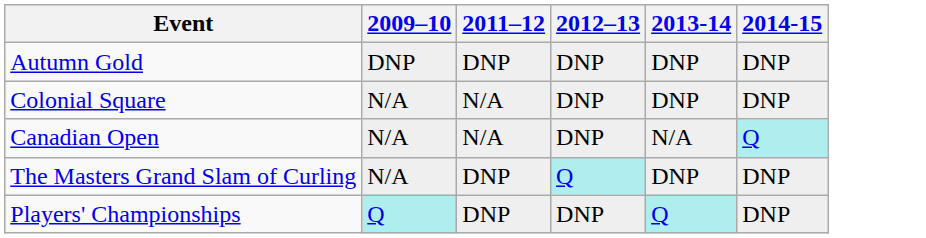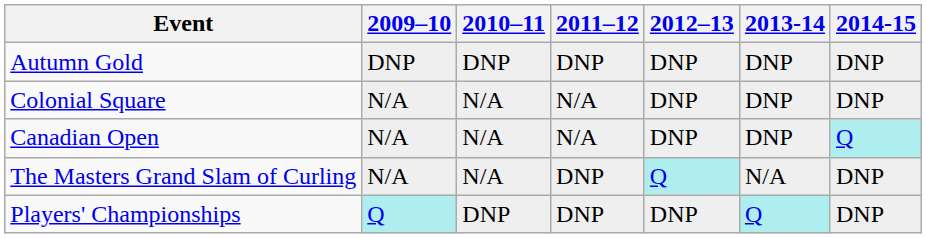+ column: (504, 23)
(672, 137) N/A -> (769, 137) DNP
(675, 175) DNP -> (766, 175) N/A
